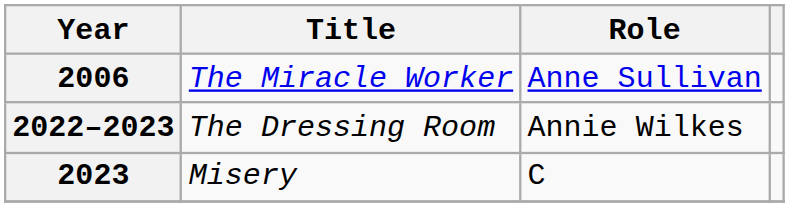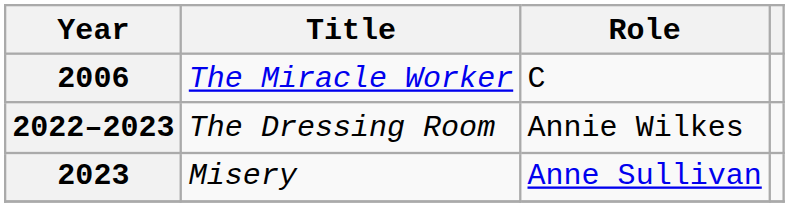(645, 79) Anne Sullivan -> (537, 79) C
(537, 176) C -> (645, 176) Anne Sullivan
